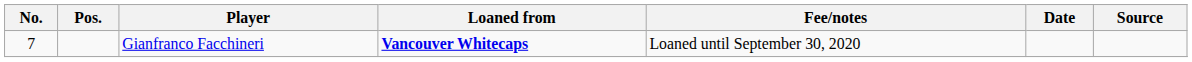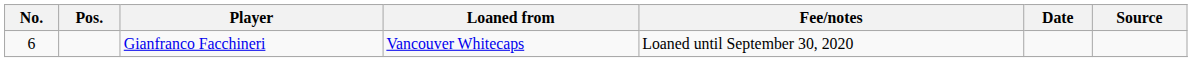(31, 43) 7 -> (31, 43) 6
(455, 43) bold -> (455, 43) normal
